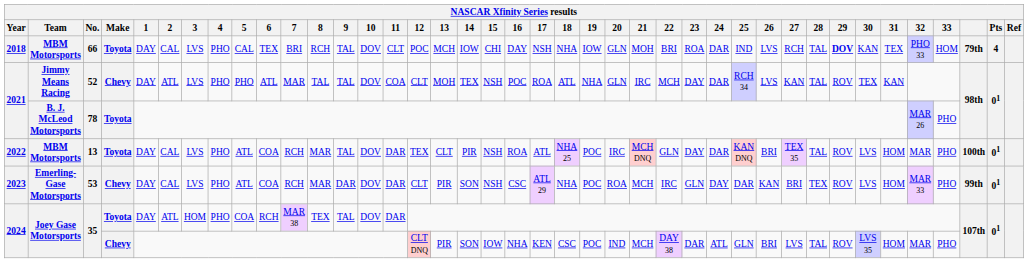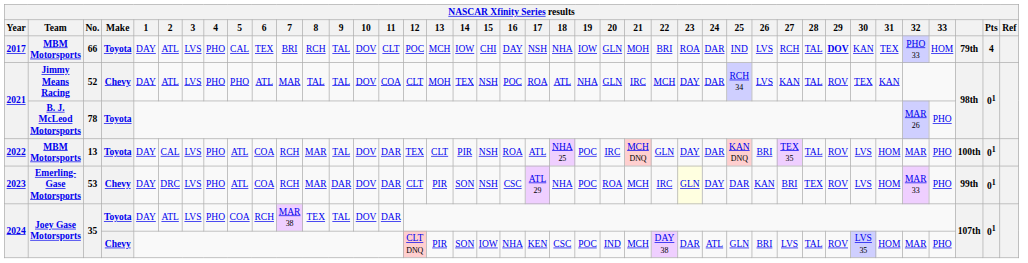(16, 48) 2018 -> (16, 48) 2017
(170, 48) CAL -> (170, 48) ATL
(170, 184) CAL -> (170, 184) DRC
(694, 184) no background -> (690, 184) lightyellow background
(195, 217) HOM -> (193, 217) LVS
